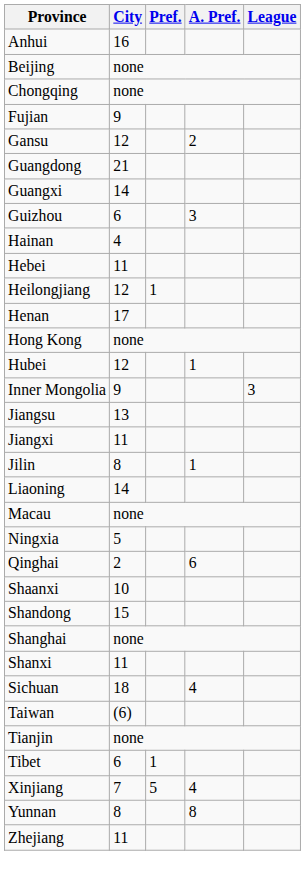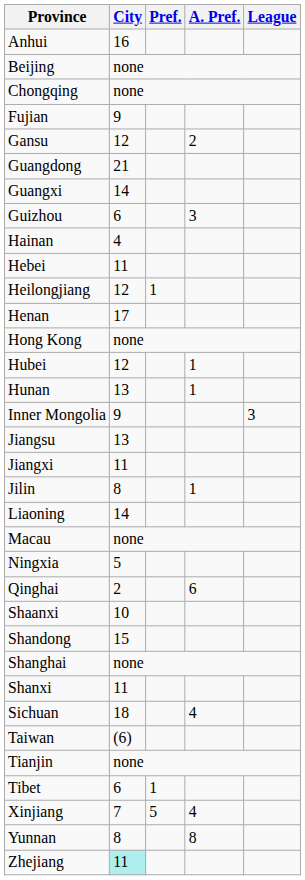+ row: (29, 389)
(121, 837) no background -> (121, 862) paleturquoise background
